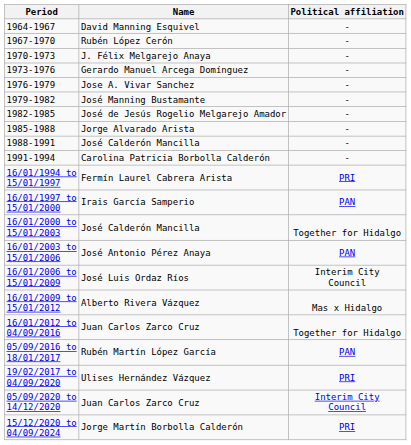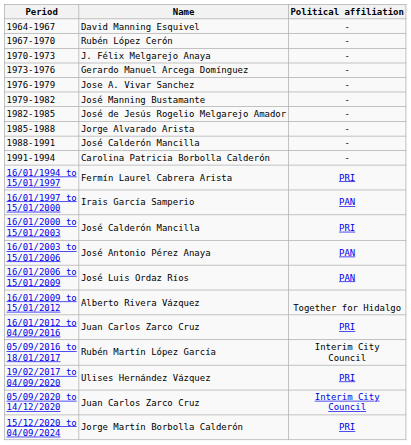(347, 233) Together for Hidalgo -> (347, 228) PRI
(347, 278) Interim City Council -> (347, 278) PAN
(347, 308) Mas x Hidalgo -> (347, 308) Together for Hidalgo
(347, 333) Together for Hidalgo -> (347, 327) PRI
(347, 352) PAN -> (347, 352) Interim City Council
